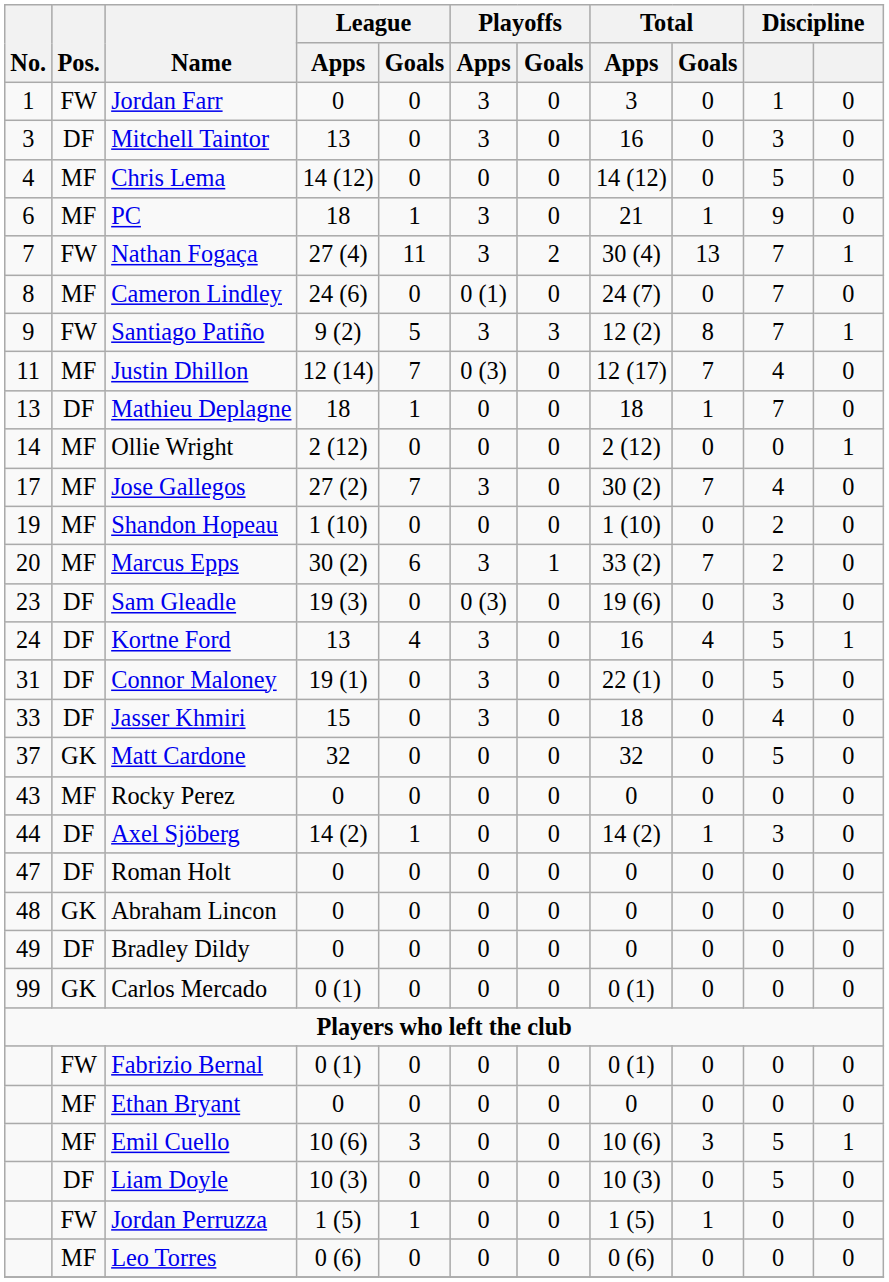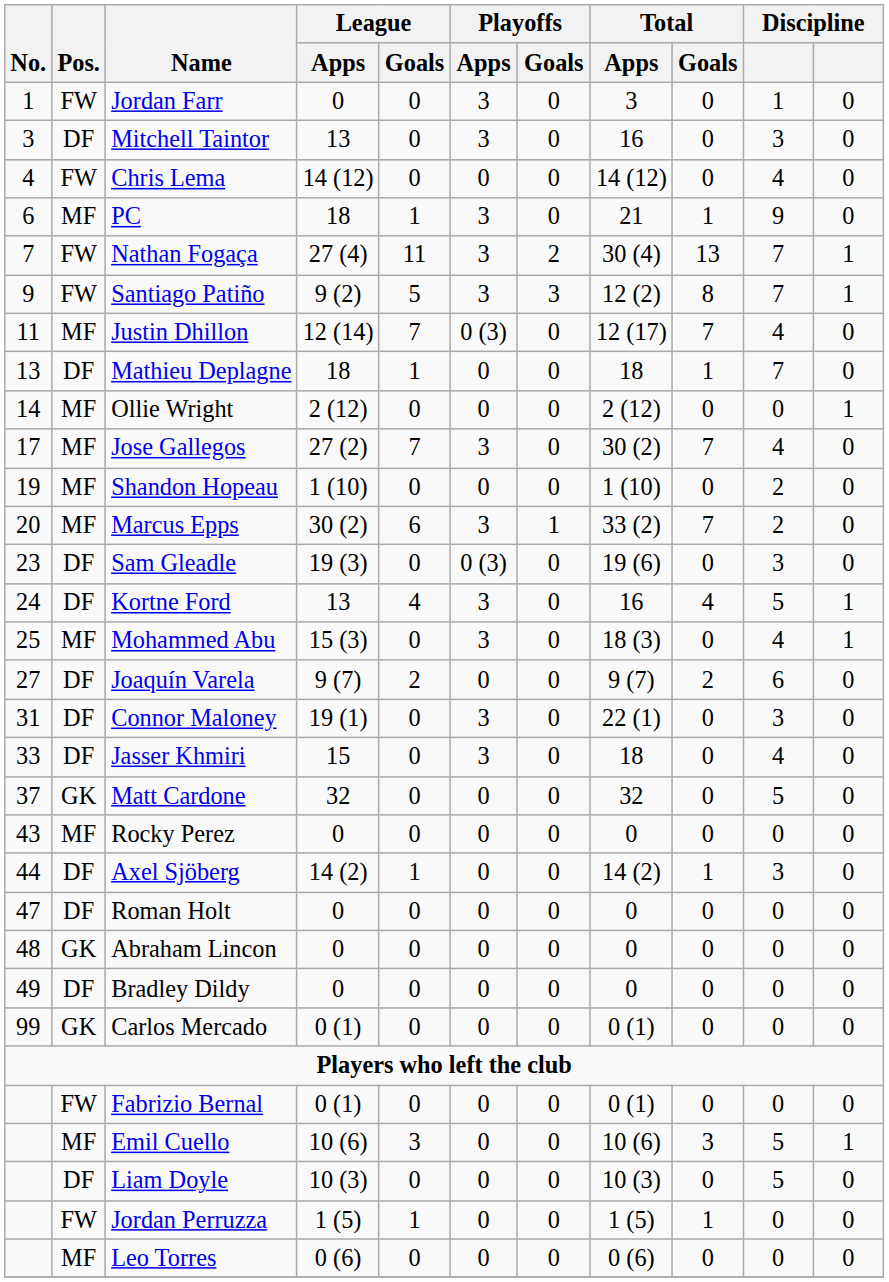(79, 178) MF -> (79, 178) FW
(778, 178) 5 -> (778, 178) 4
- row: (197, 293)
+ row: (193, 640)
+ row: (183, 679)
(778, 679) 5 -> (778, 718) 3
- row: (176, 1103)
